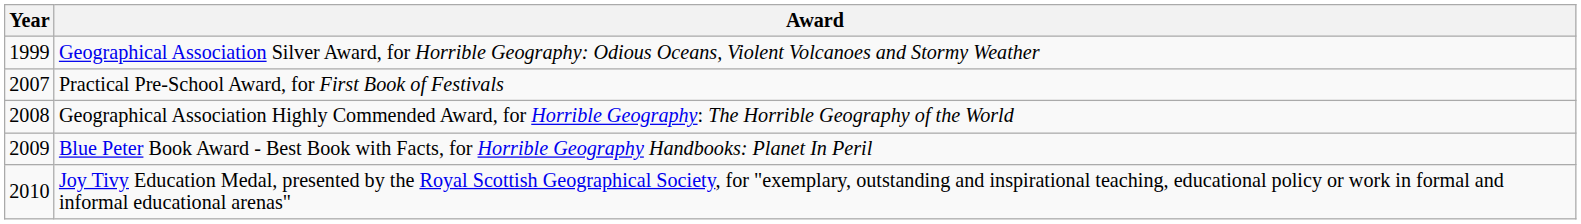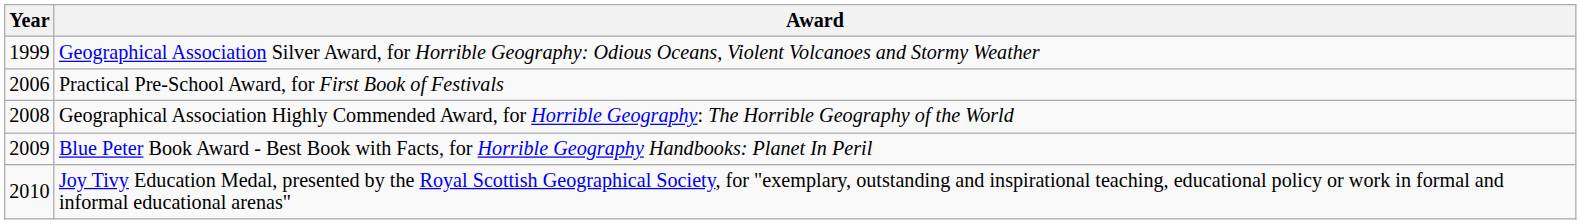(29, 84) 2007 -> (29, 84) 2006
